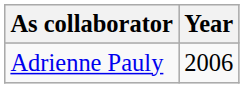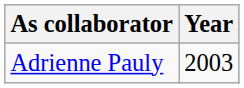(209, 62) 2006 -> (209, 62) 2003
